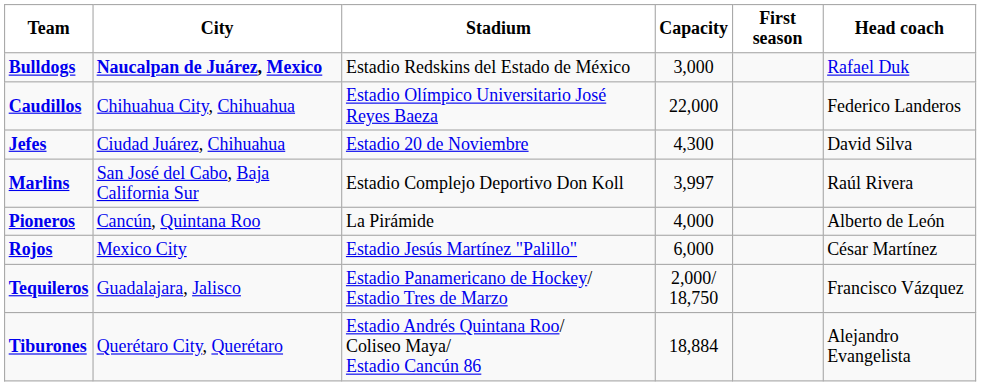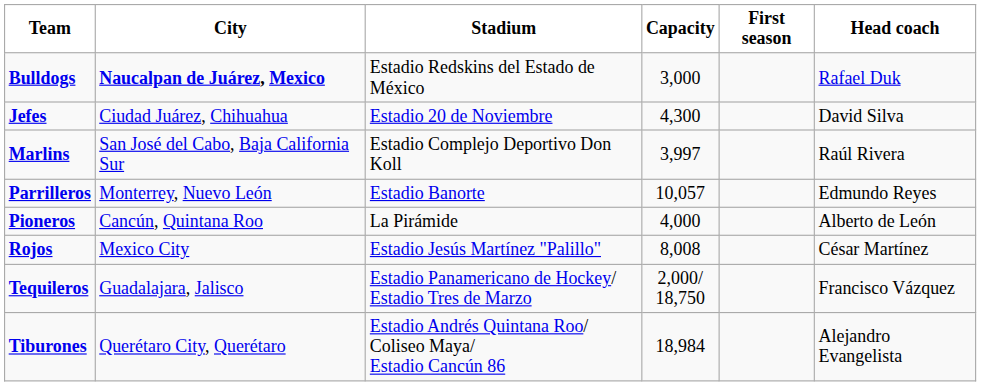- row: (45, 105)
+ row: (50, 192)
(694, 249) 6,000 -> (680, 249) 8,008
(694, 346) 18,884 -> (680, 346) 18,984
